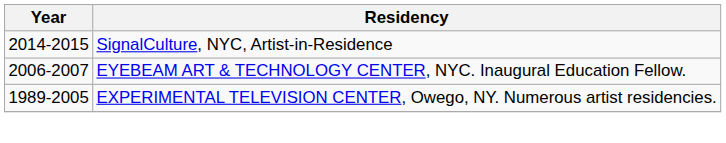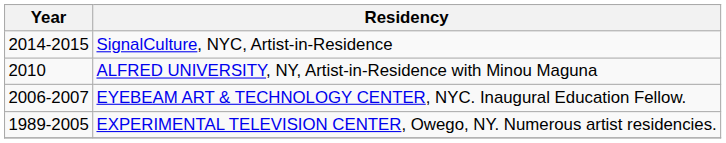+ row: (347, 71)
